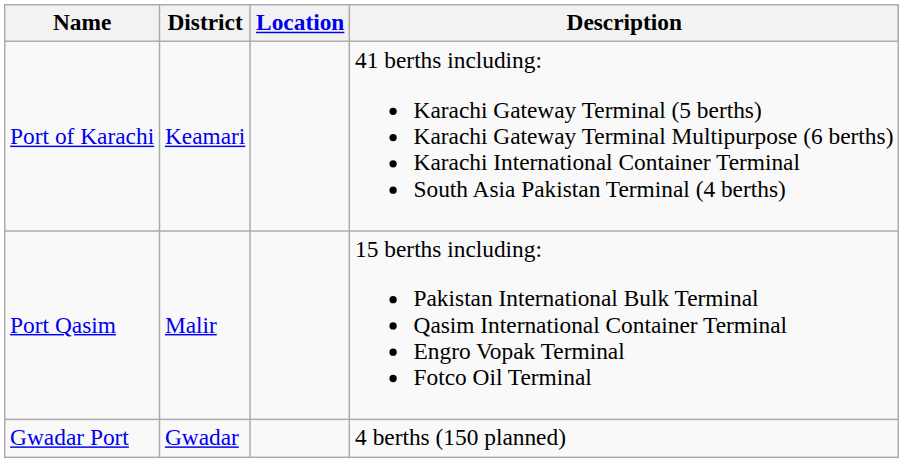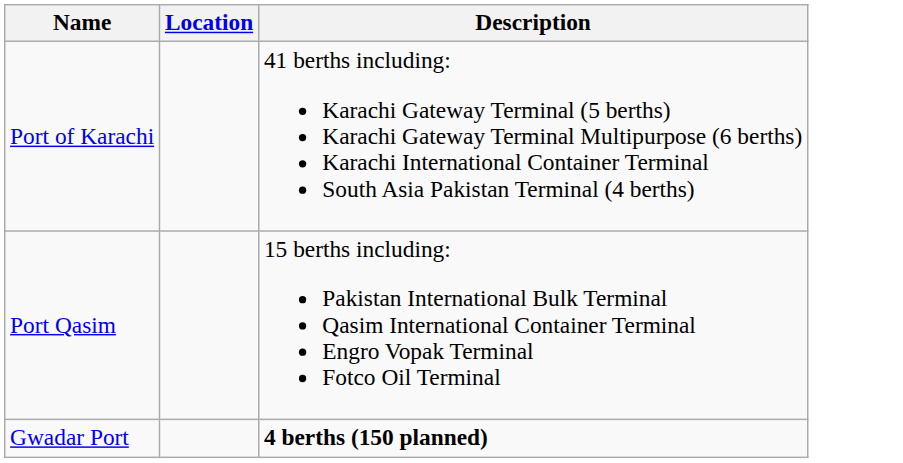- column: (205, 23)
(461, 437) normal -> (376, 437) bold
